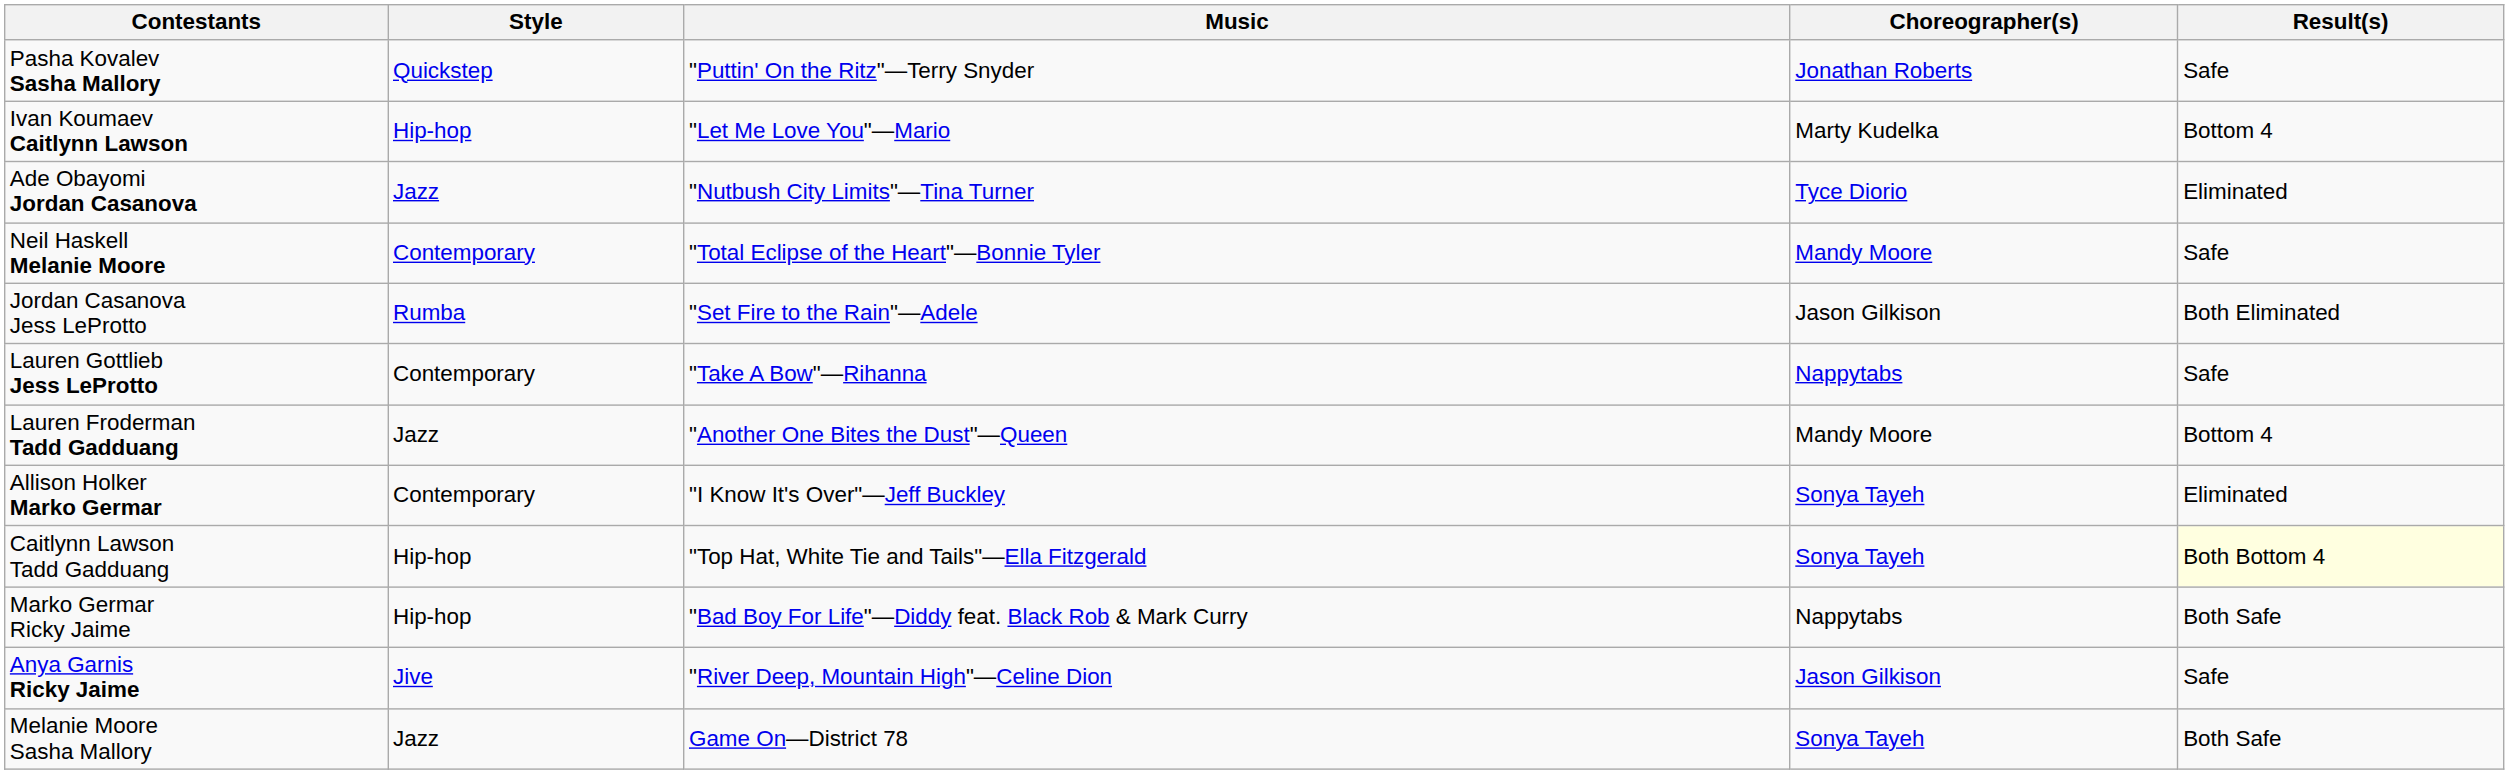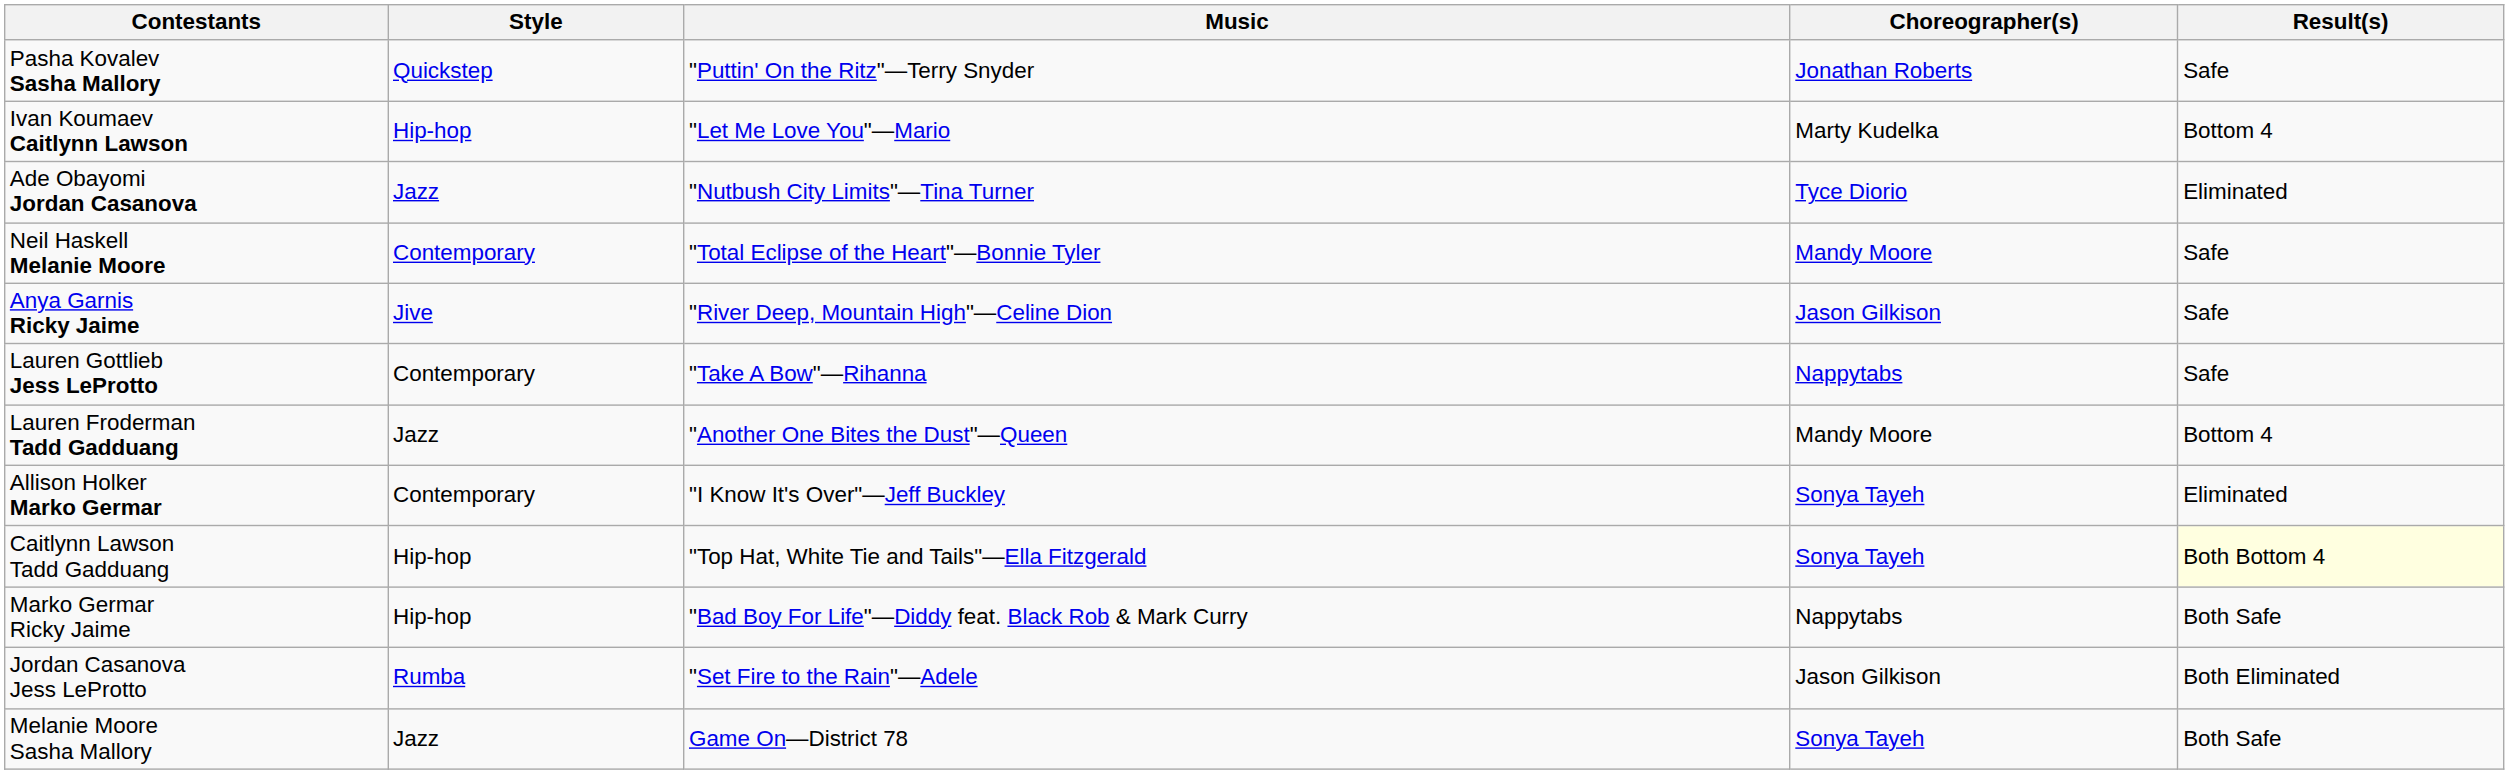rows swapped: (75, 677) <-> (98, 313)
